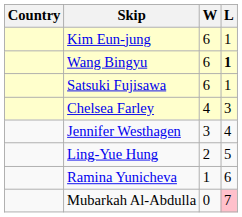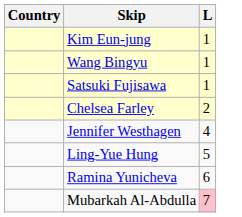- column: (210, 16)
(228, 62) bold -> (206, 62) normal
(228, 108) 3 -> (206, 108) 2
